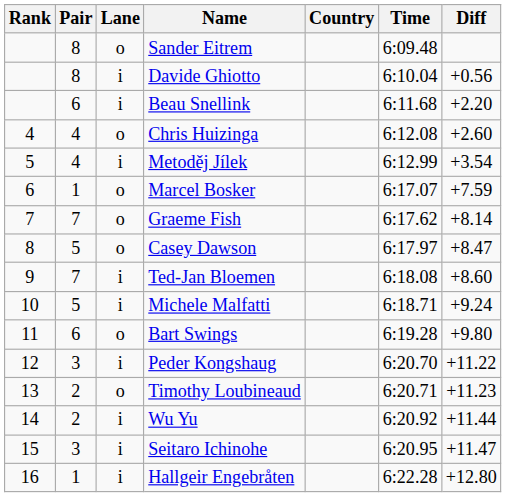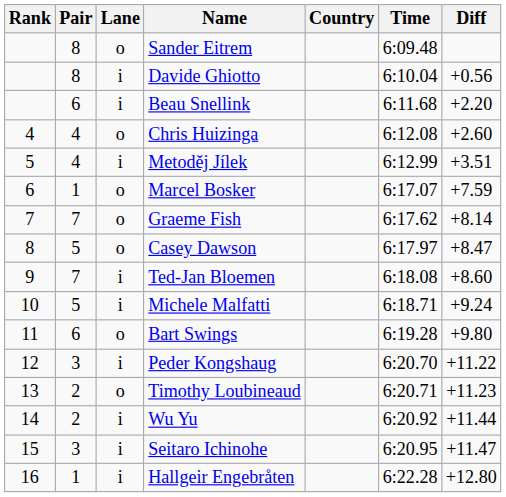(471, 162) +3.54 -> (471, 162) +3.51
